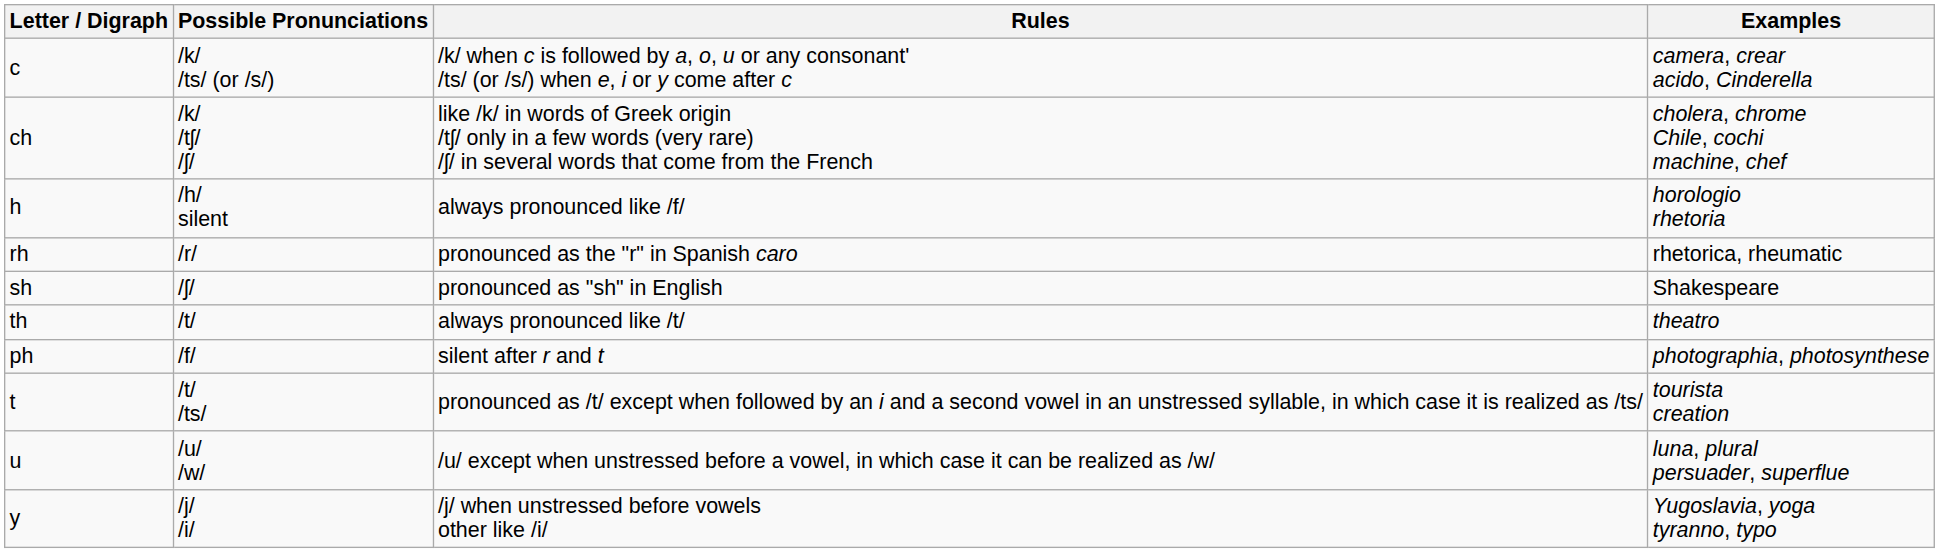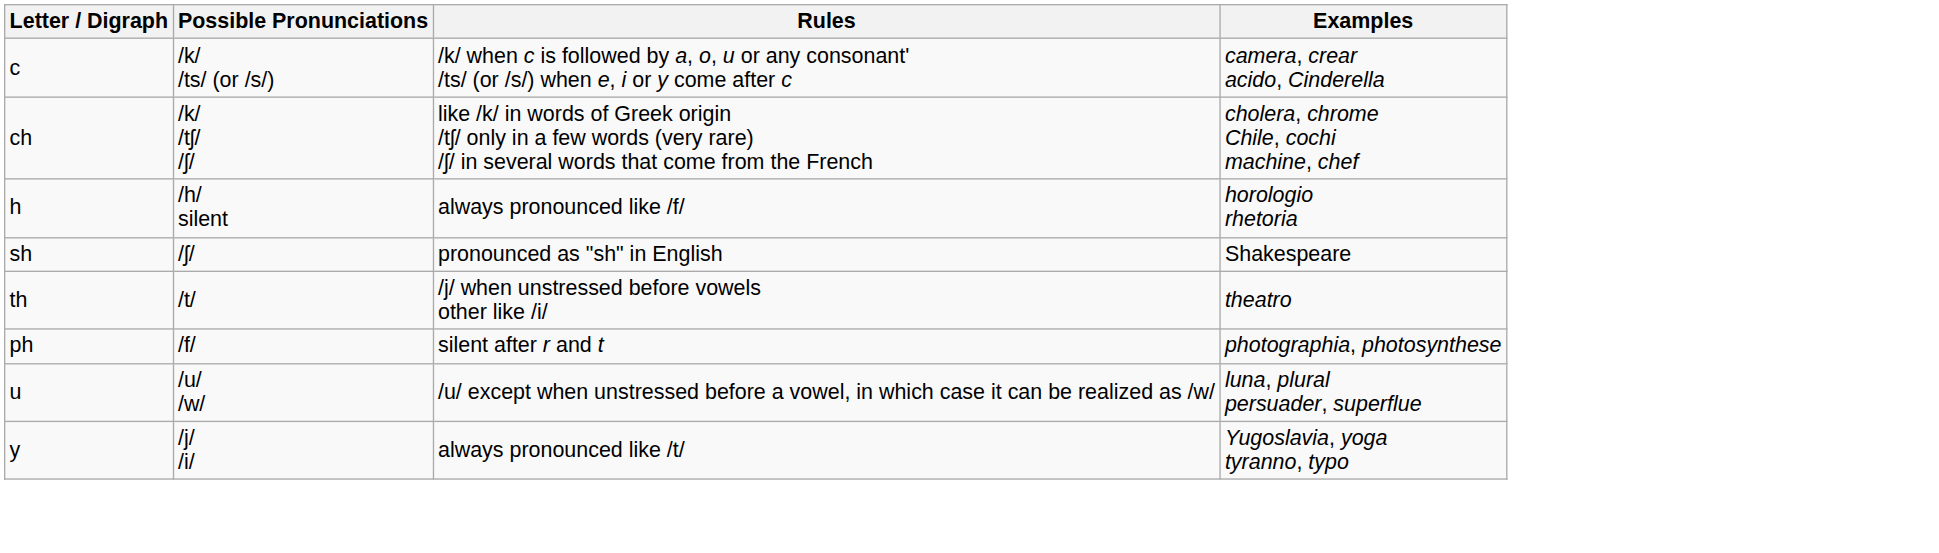- row: (19, 253)
(561, 321) always pronounced like /t/ -> (599, 300) /j/ when unstressed before vowels other like /i/
- row: (13, 402)
(599, 518) /j/ when unstressed before vowels other like /i/ -> (561, 450) always pronounced like /t/
